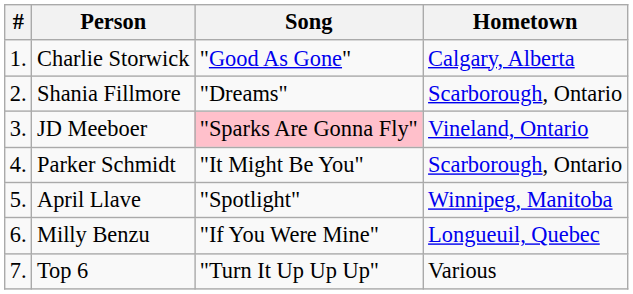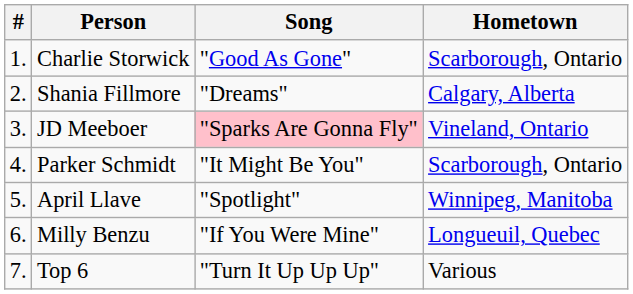(501, 57) Calgary, Alberta -> (525, 57) Scarborough, Ontario
(525, 93) Scarborough, Ontario -> (501, 93) Calgary, Alberta
